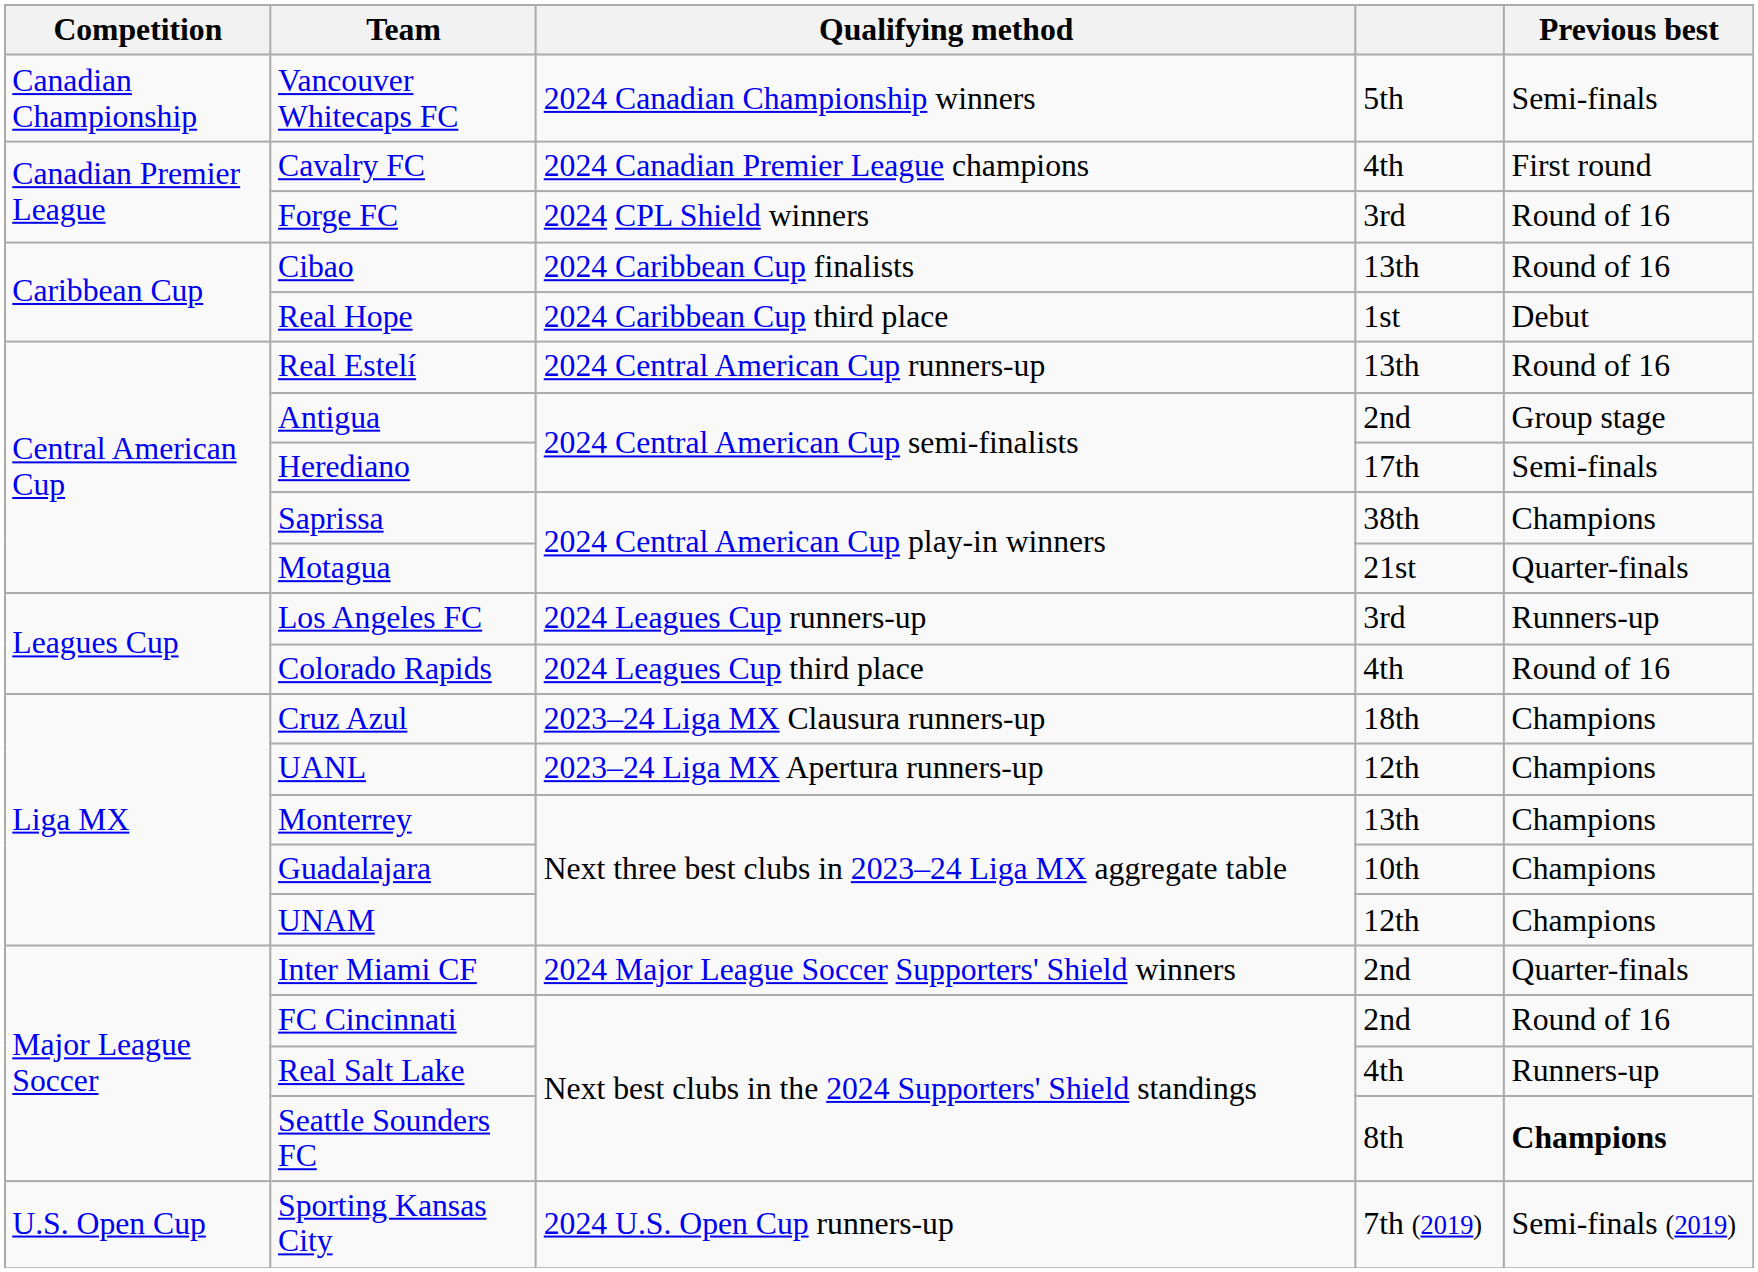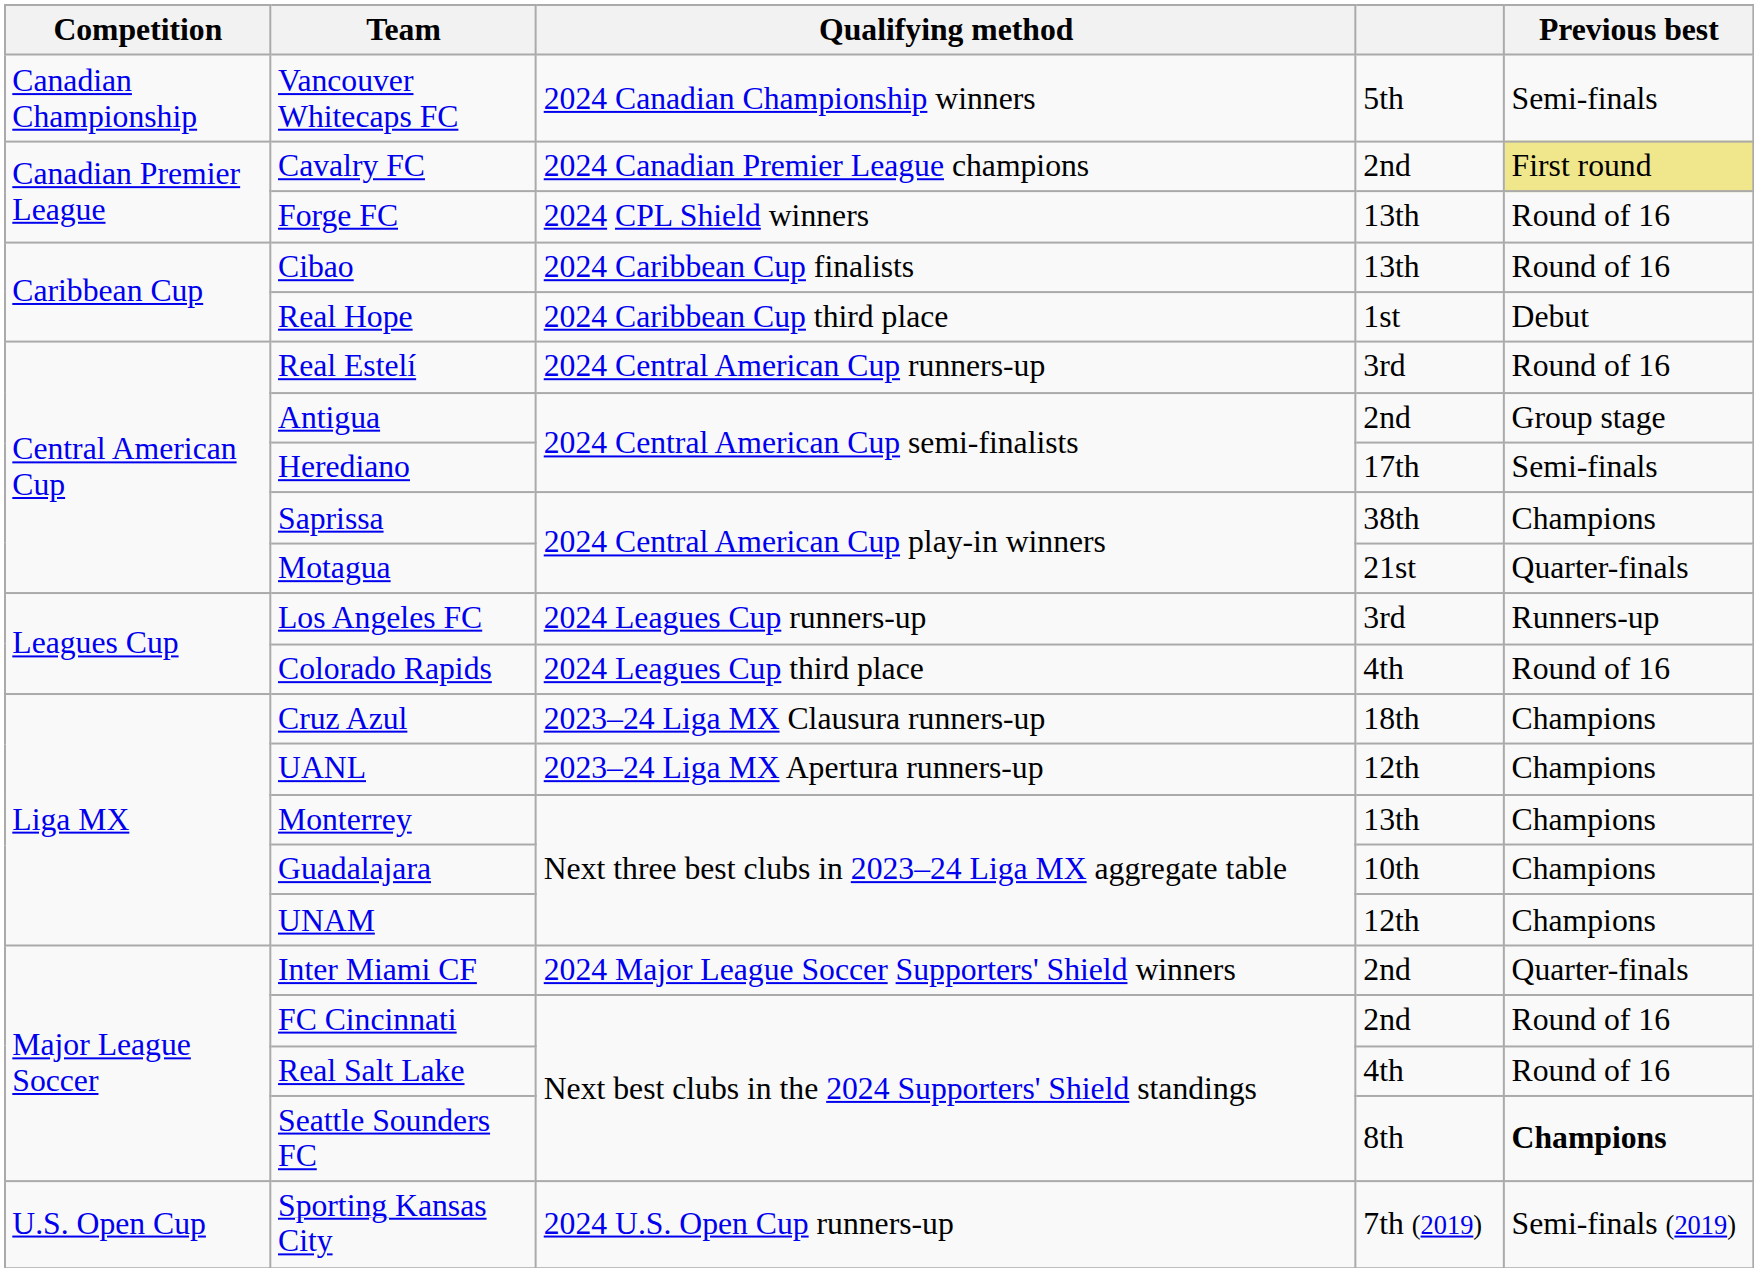(1384, 165) 4th -> (1387, 165) 2nd
(1582, 165) no background -> (1582, 165) khaki background
(1384, 215) 3rd -> (1392, 215) 13th
(1392, 366) 13th -> (1384, 366) 3rd
(1585, 1070) Runners-up -> (1591, 1070) Round of 16
